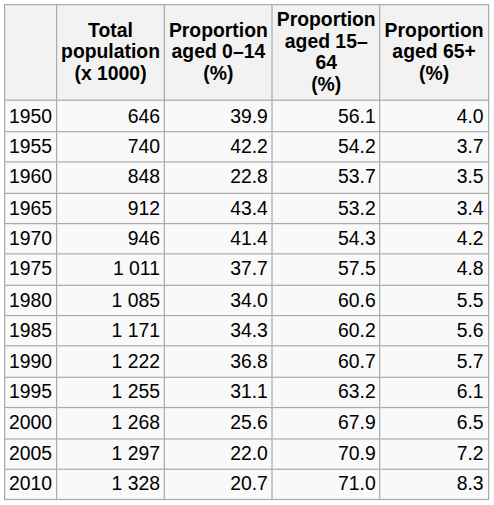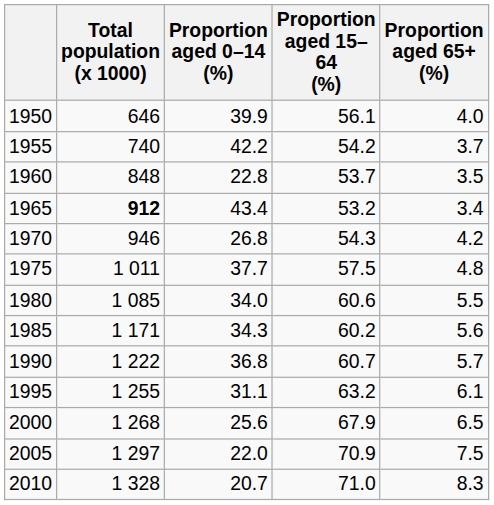(144, 208) normal -> (144, 208) bold
(249, 238) 41.4 -> (249, 238) 26.8
(470, 453) 7.2 -> (470, 453) 7.5
